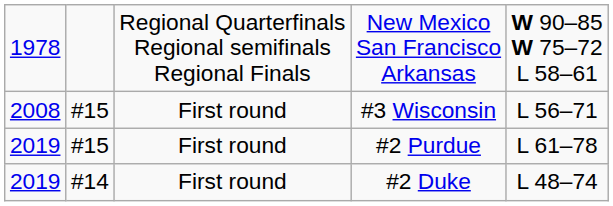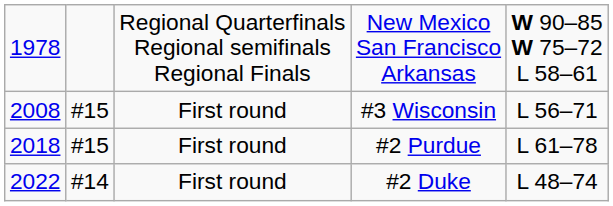(35, 145) 2019 -> (35, 145) 2018
(35, 181) 2019 -> (35, 181) 2022
